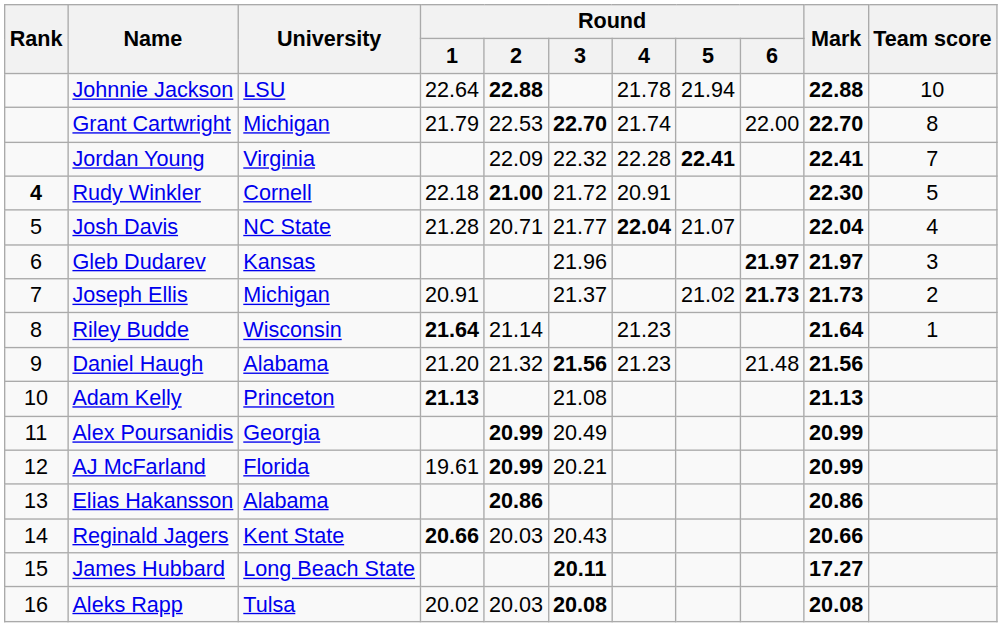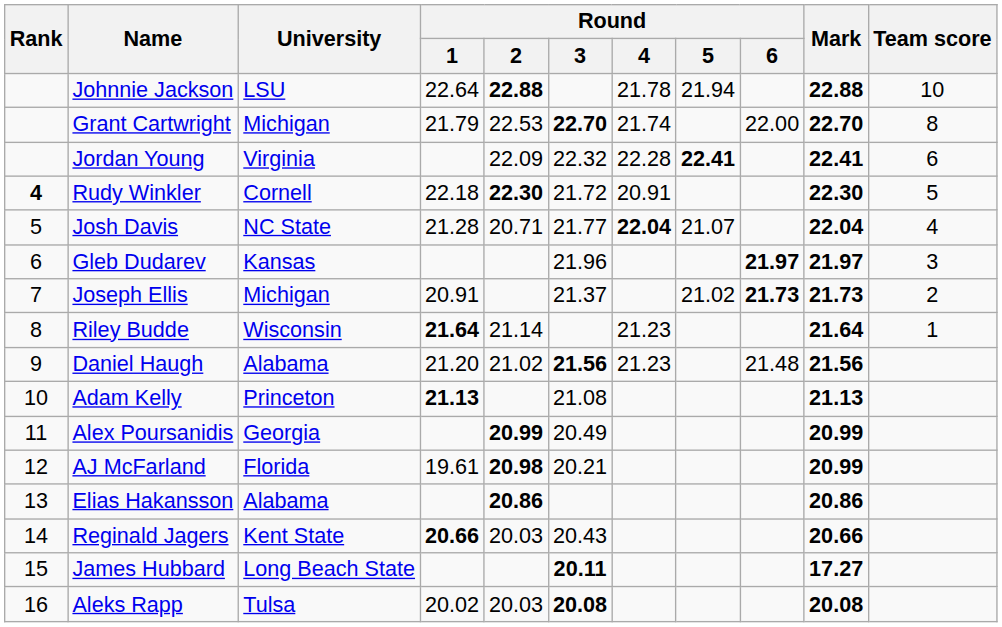(932, 158) 7 -> (932, 158) 6
(516, 192) 21.00 -> (516, 192) 22.30
(516, 364) 21.32 -> (516, 364) 21.02
(516, 466) 20.99 -> (516, 466) 20.98
